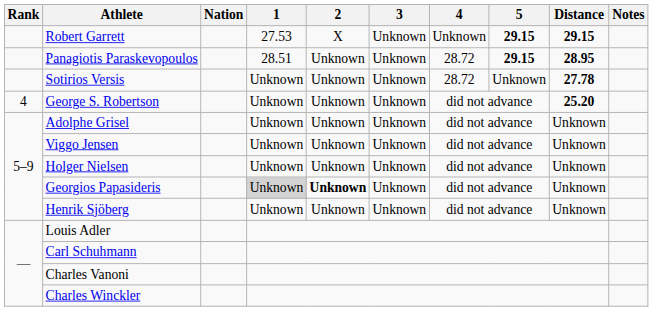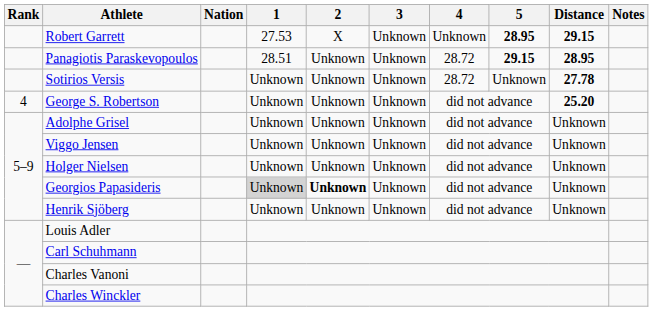(519, 36) 29.15 -> (519, 36) 28.95
